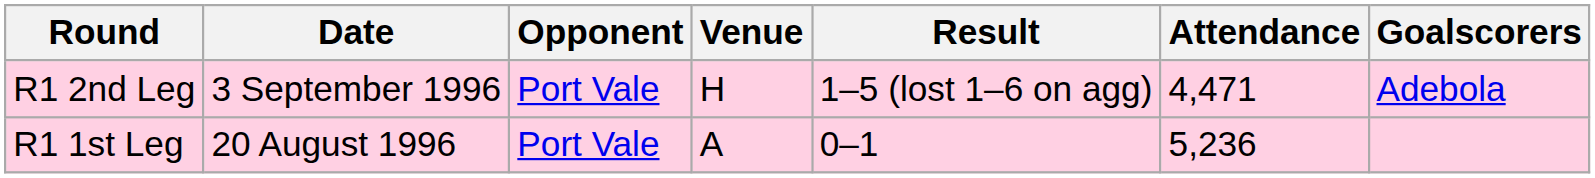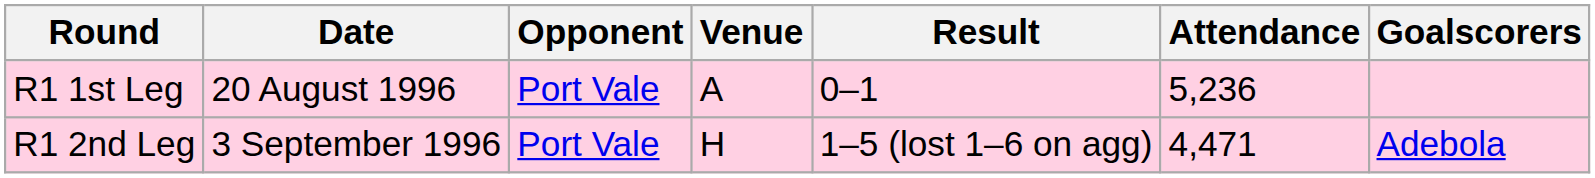rows swapped: (98, 144) <-> (104, 88)
